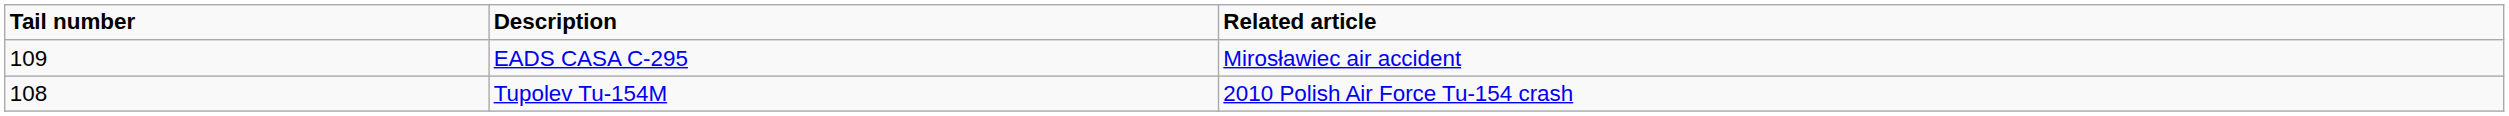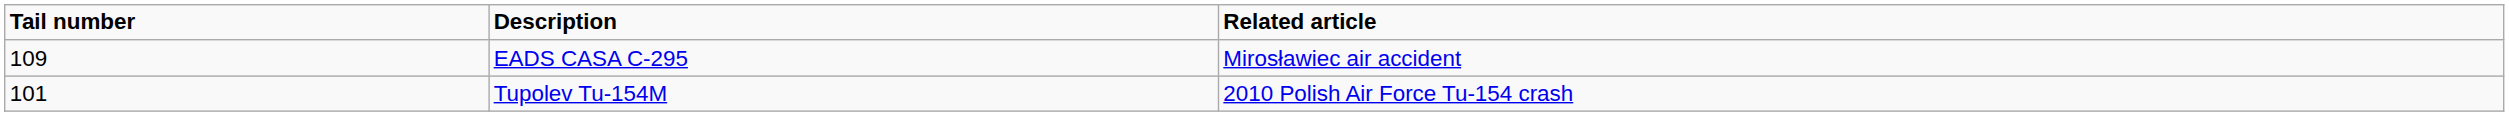(29, 93) 108 -> (29, 93) 101
